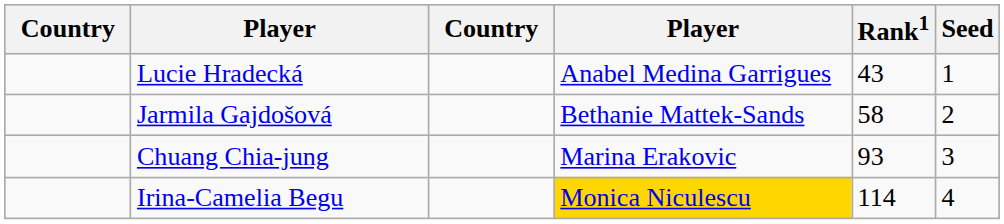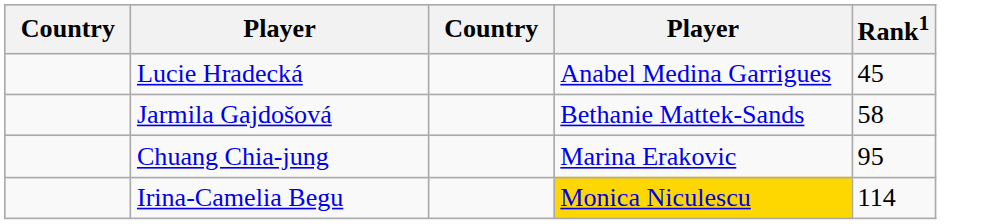- column: (967, 28)
(871, 73) 43 -> (871, 73) 45
(871, 156) 93 -> (871, 156) 95
